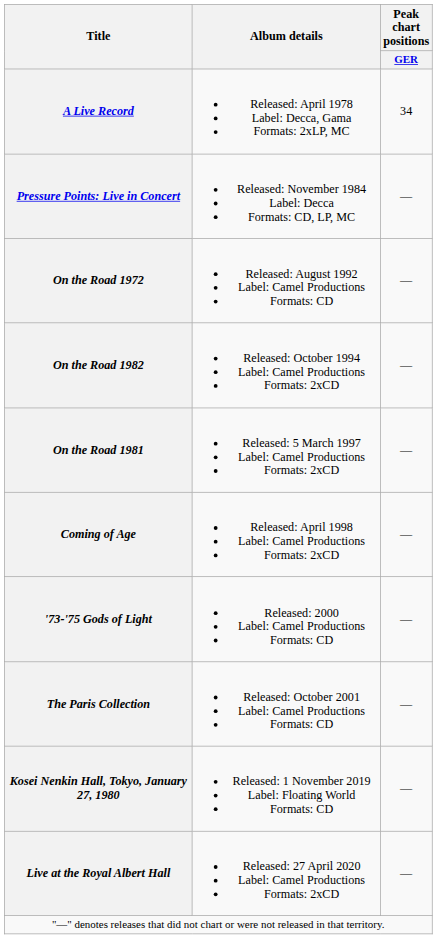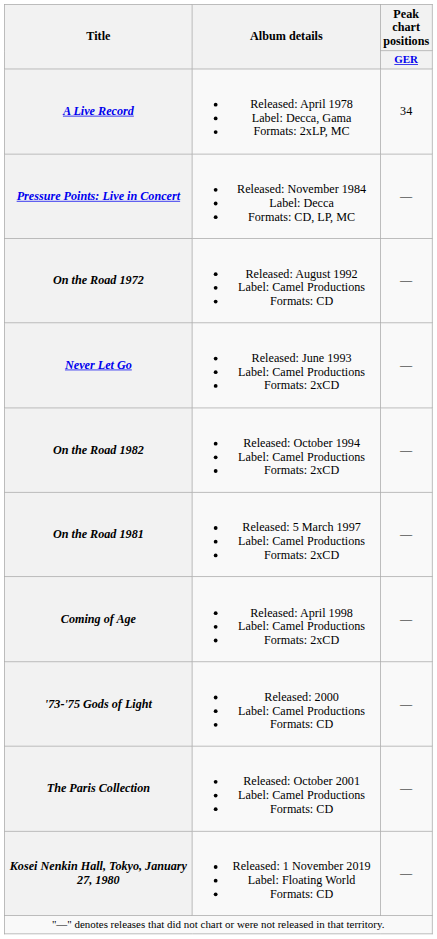+ row: (98, 365)
- row: (98, 873)
